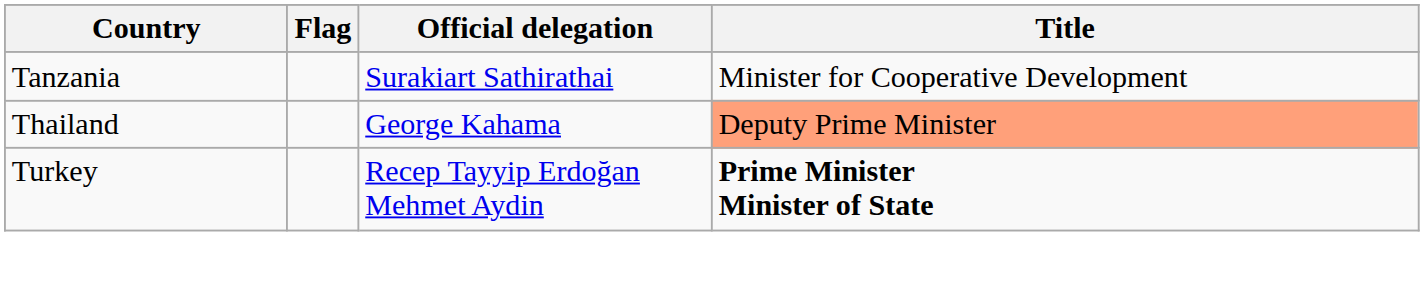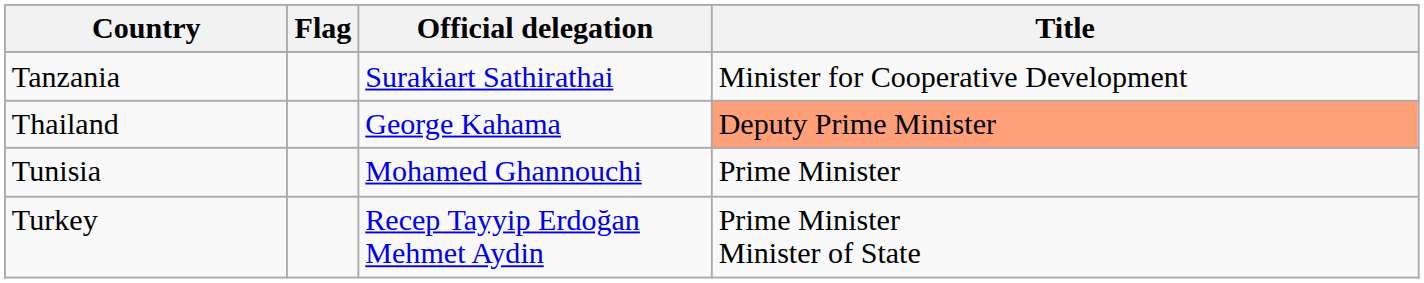+ row: (56, 171)
(826, 188) bold -> (820, 236) normal
